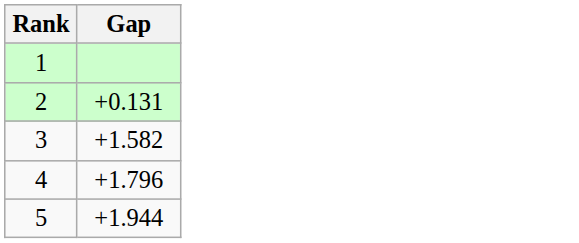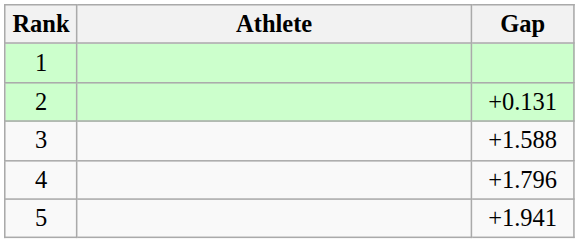+ column: (274, 23)
(129, 140) +1.582 -> (523, 140) +1.588
(129, 218) +1.944 -> (523, 218) +1.941
